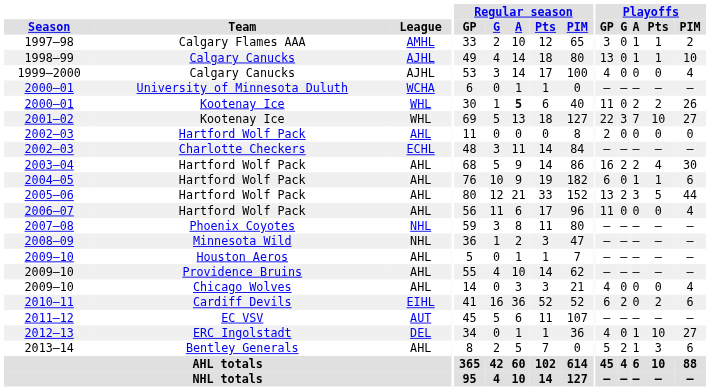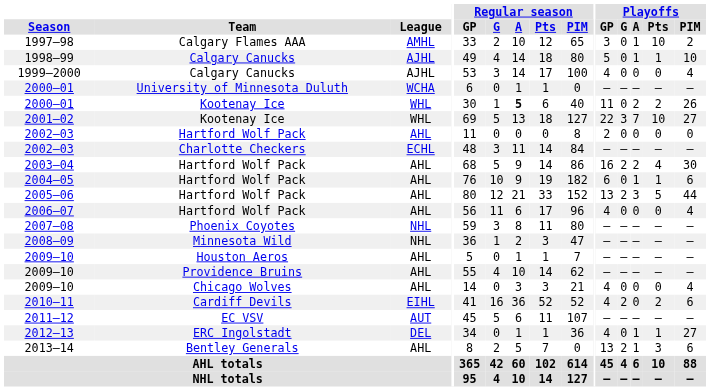(658, 42) 1 -> (658, 42) 10
(607, 58) 13 -> (607, 58) 5
(607, 211) 11 -> (607, 211) 4
(607, 302) 6 -> (607, 302) 4
(658, 333) 10 -> (658, 333) 1
(607, 348) 5 -> (607, 348) 13
